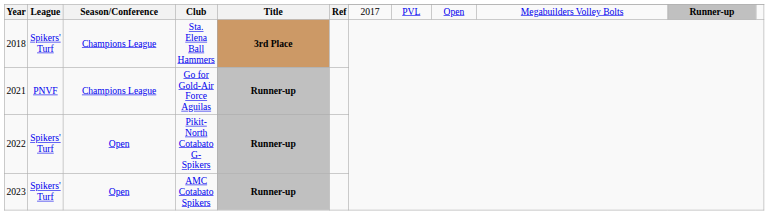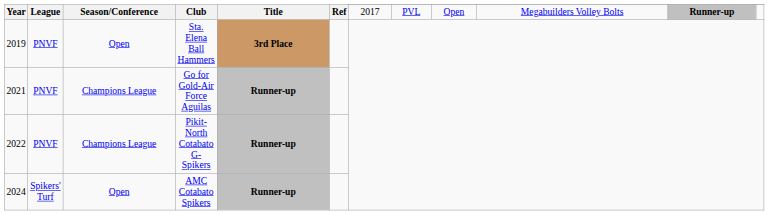(16, 43) 2018 -> (16, 43) 2019
(45, 43) Spikers' Turf -> (45, 43) PNVF
(119, 43) Champions League -> (119, 43) Open
(45, 144) Spikers' Turf -> (45, 144) PNVF
(119, 144) Open -> (119, 144) Champions League
(16, 191) 2023 -> (16, 191) 2024
